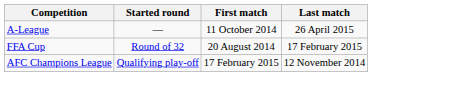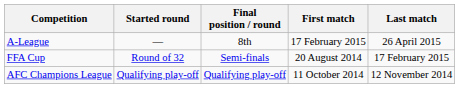+ column: (245, 18)
(241, 29) 11 October 2014 -> (328, 41) 17 February 2015
(241, 63) 17 February 2015 -> (328, 74) 11 October 2014
